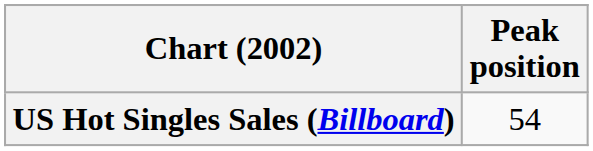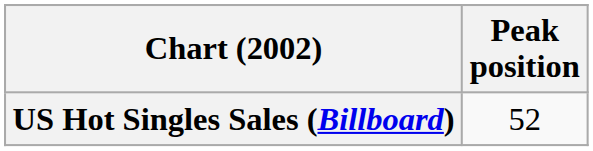(525, 118) 54 -> (525, 118) 52
